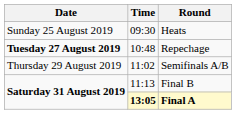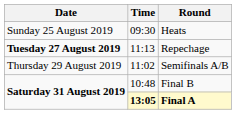(143, 48) 10:48 -> (142, 48) 11:13
(142, 83) 11:13 -> (143, 83) 10:48
